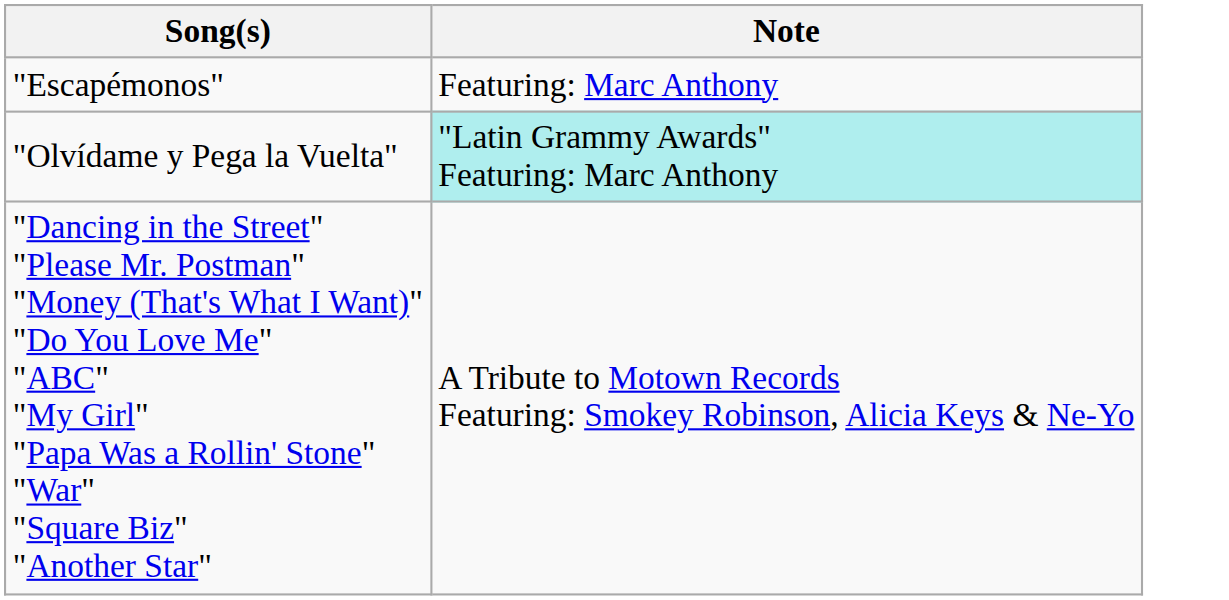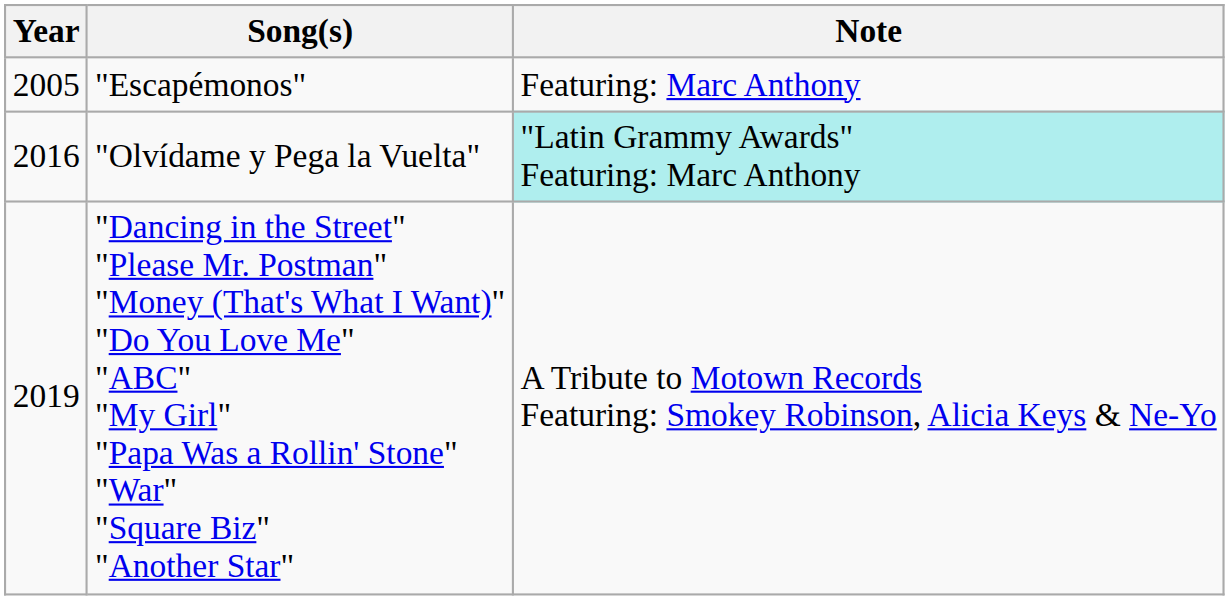+ column: (46, 31)
